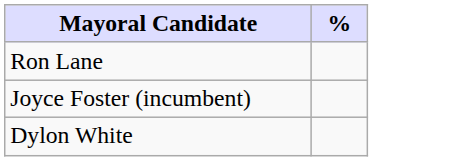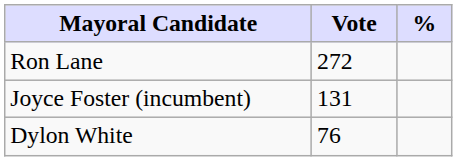+ column: (354, 23)
